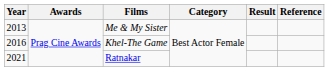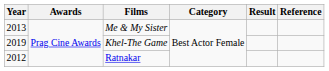(16, 43) 2016 -> (16, 43) 2019
(16, 58) 2021 -> (16, 58) 2012
